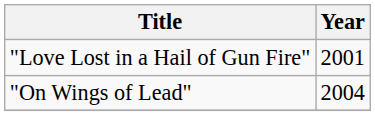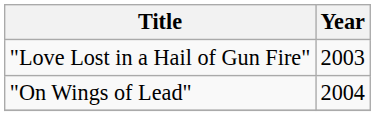(343, 57) 2001 -> (343, 57) 2003
